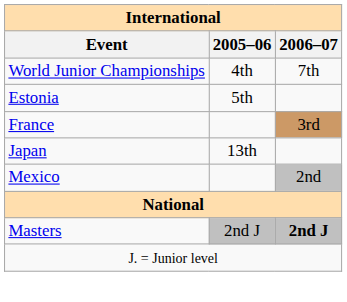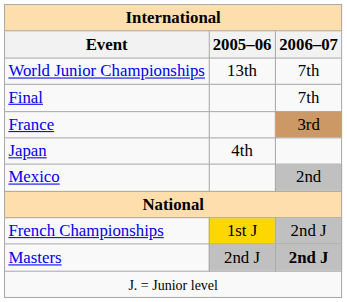(242, 71) 4th -> (242, 71) 13th
+ row: (26, 97)
- row: (34, 97)
(242, 151) 13th -> (242, 151) 4th
+ row: (86, 230)
